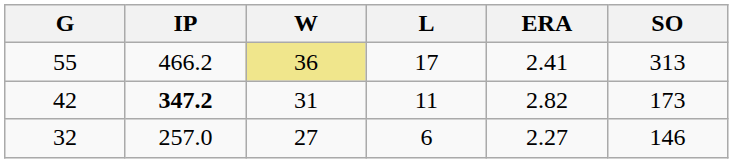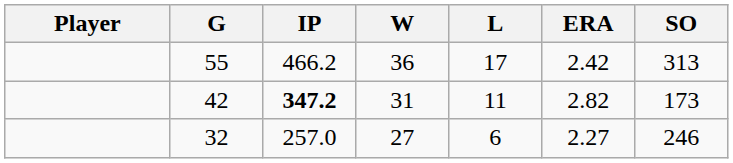+ column: (87, 23)
(306, 61) khaki background -> (402, 61) no background
(547, 61) 2.41 -> (588, 61) 2.42
(667, 137) 146 -> (681, 137) 246
